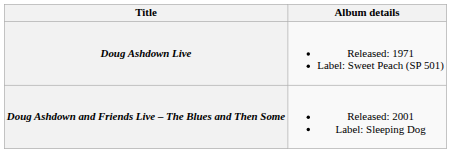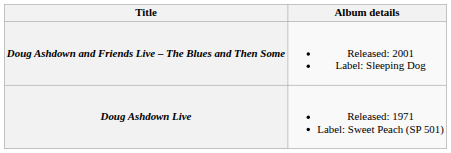rows swapped: (146, 53) <-> (146, 116)
